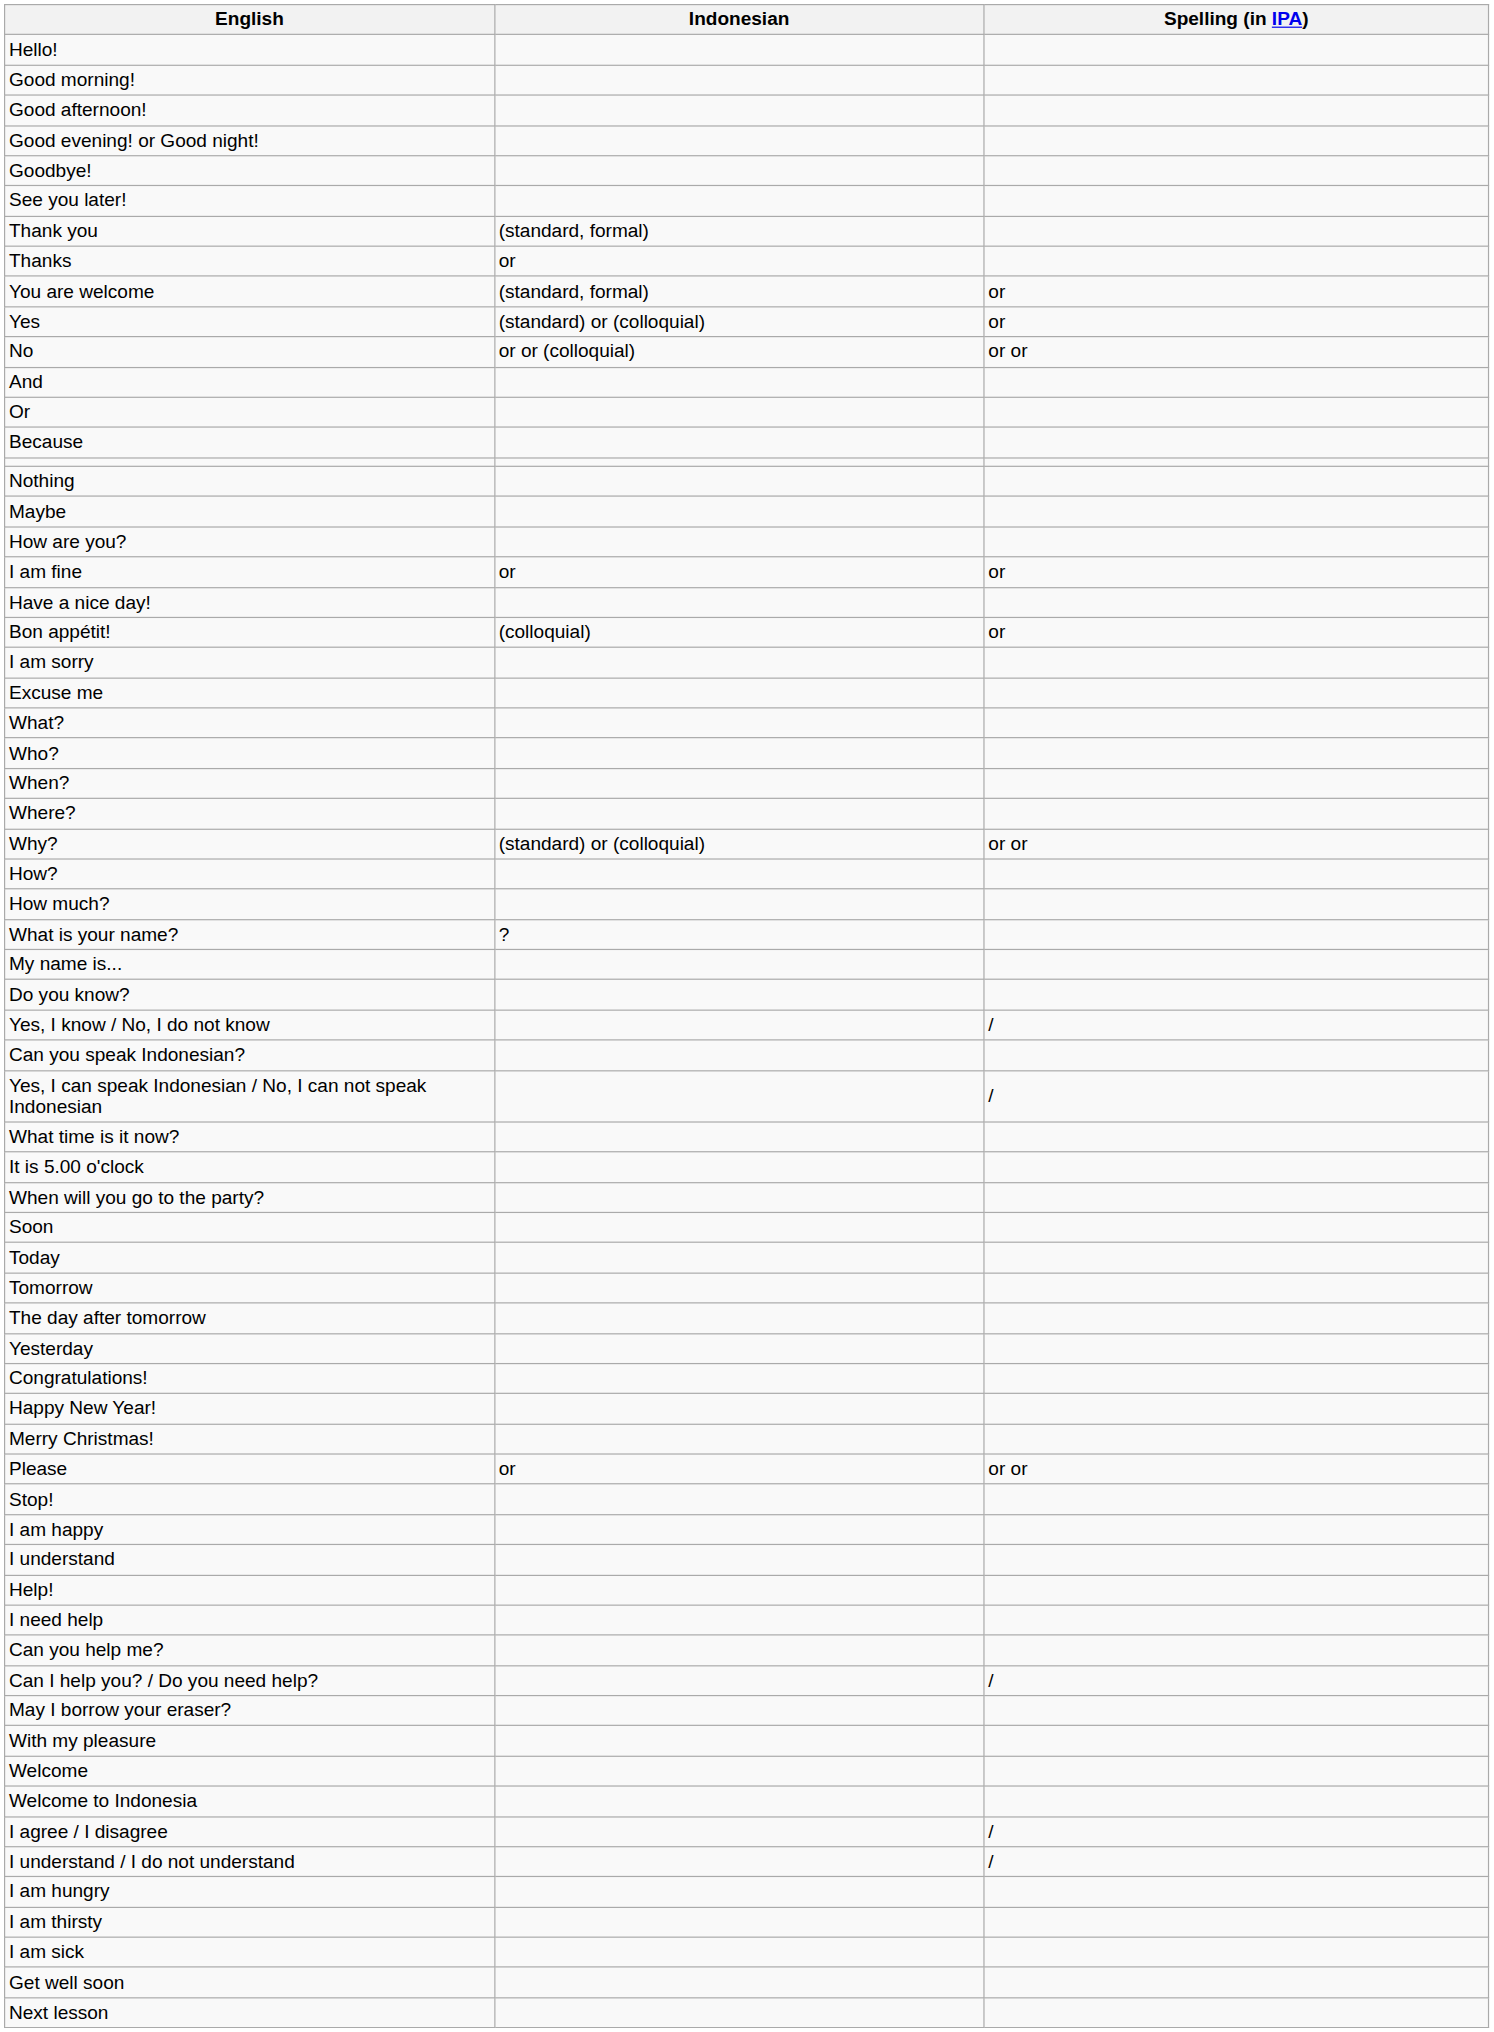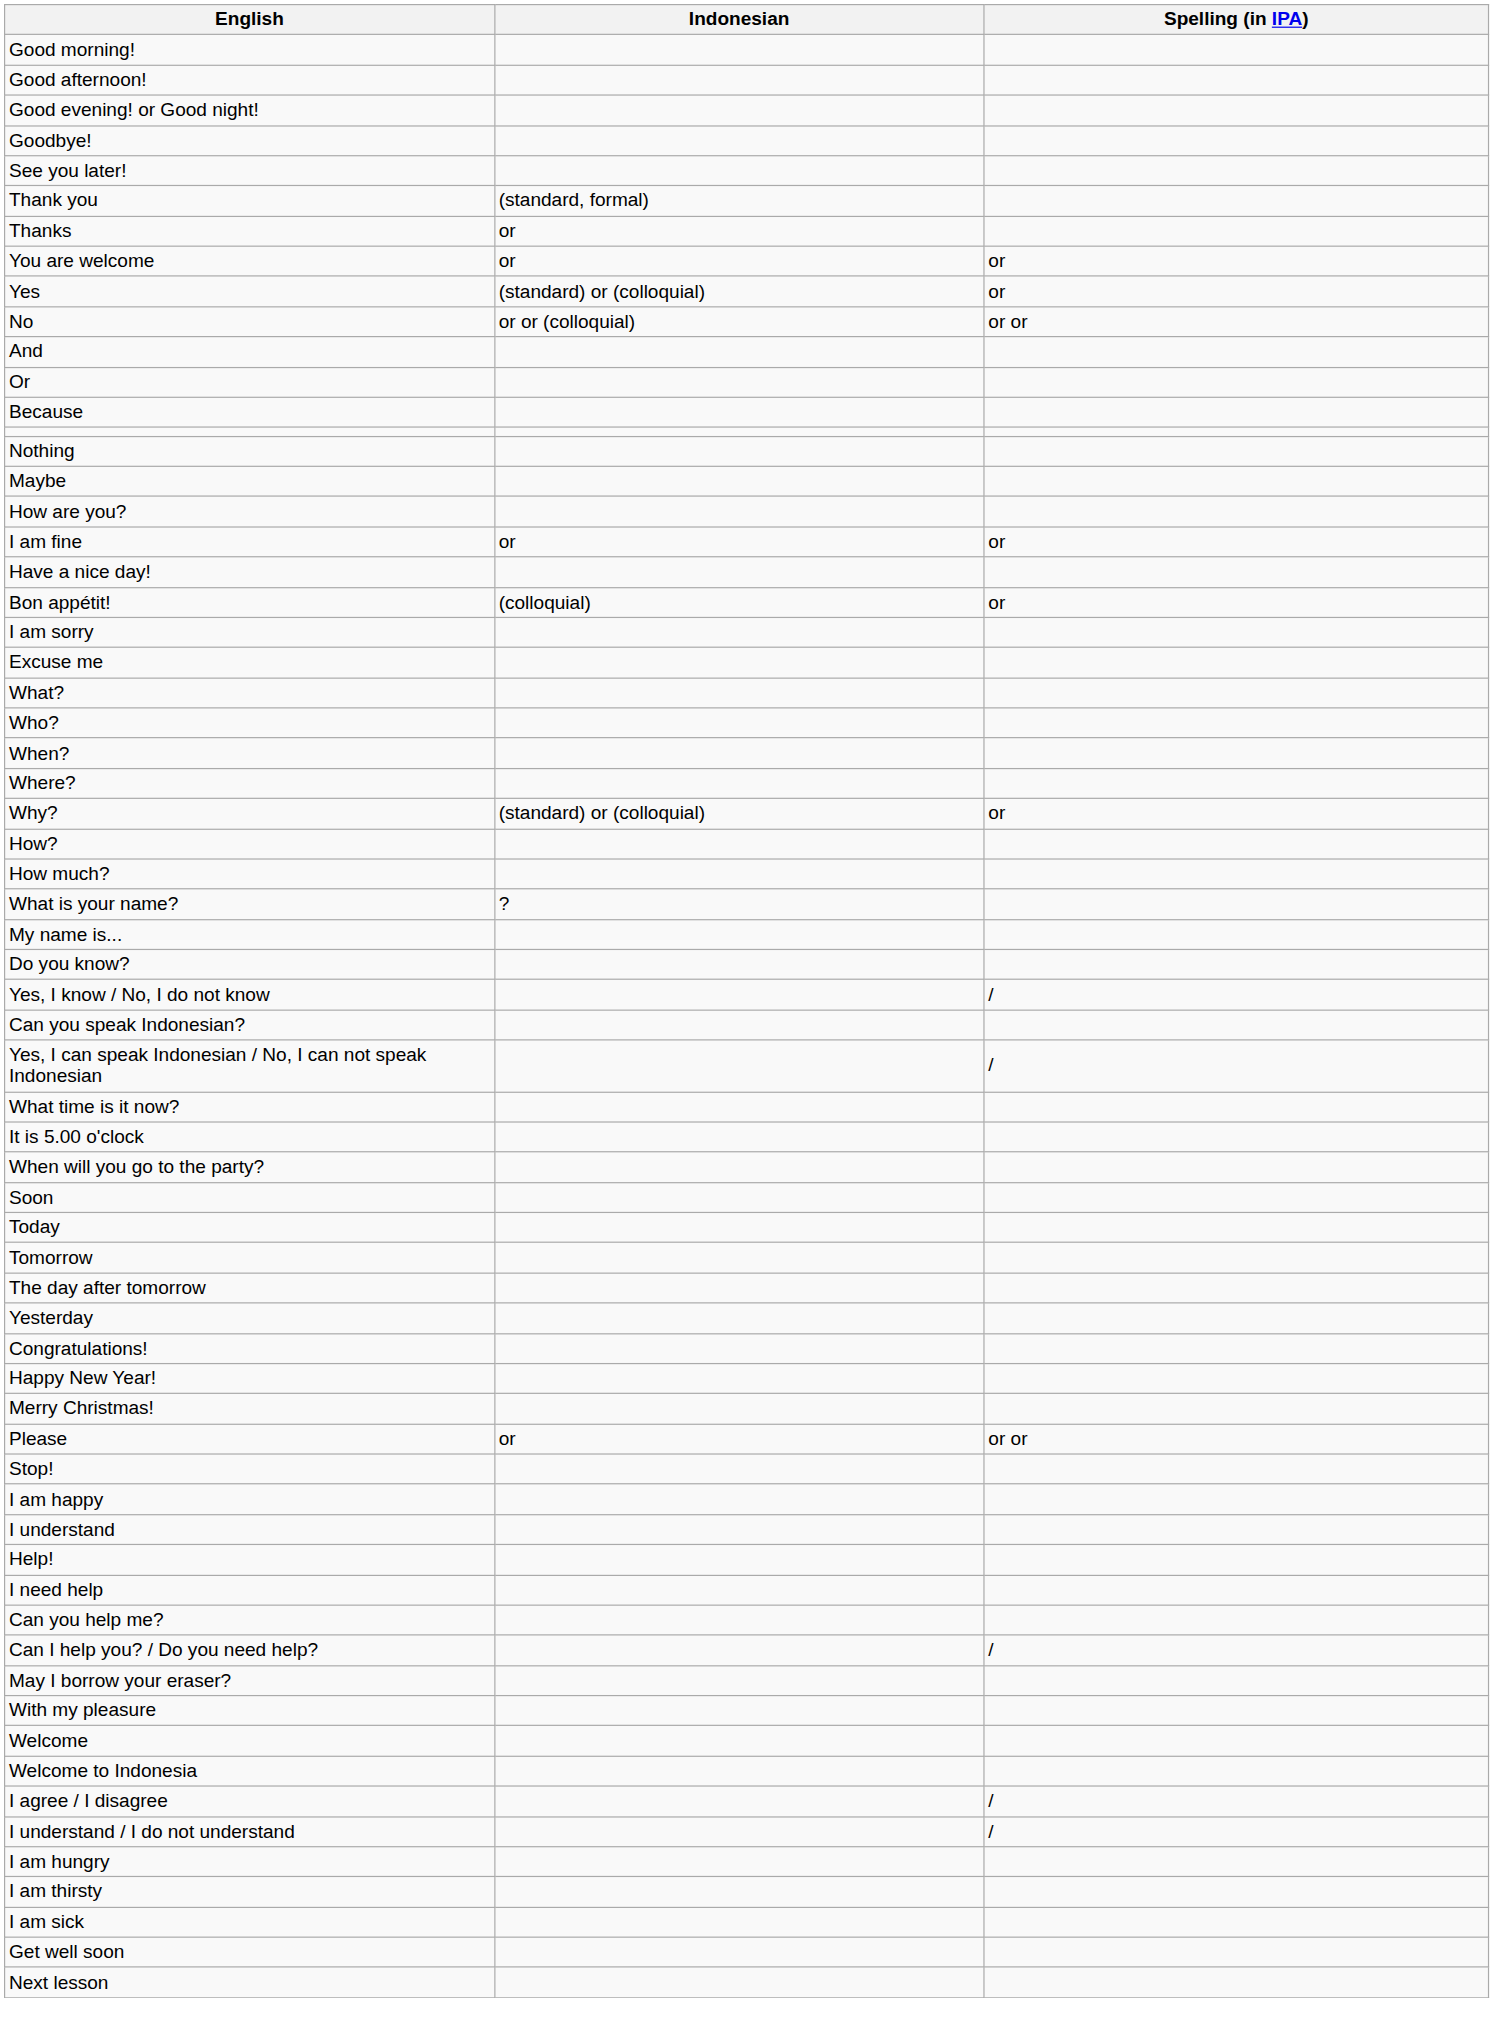- row: (33, 49)
(574, 291) (standard, formal) -> (507, 261) or
(1008, 843) or or -> (997, 813) or
